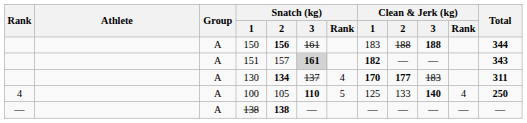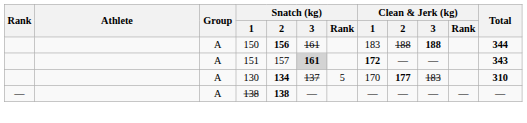(373, 61) 182 -> (373, 61) 172
(342, 77) 4 -> (342, 77) 5
(373, 77) bold -> (373, 77) normal
(500, 77) 311 -> (500, 77) 310
- row: (251, 93)
